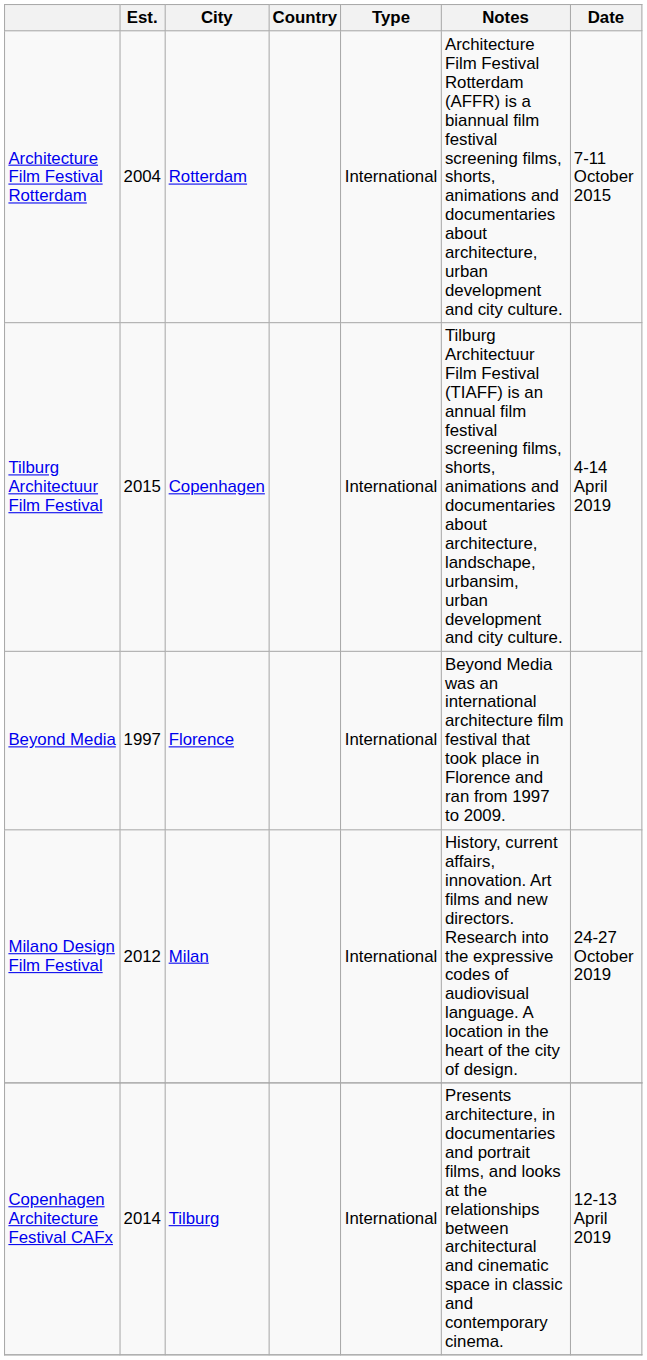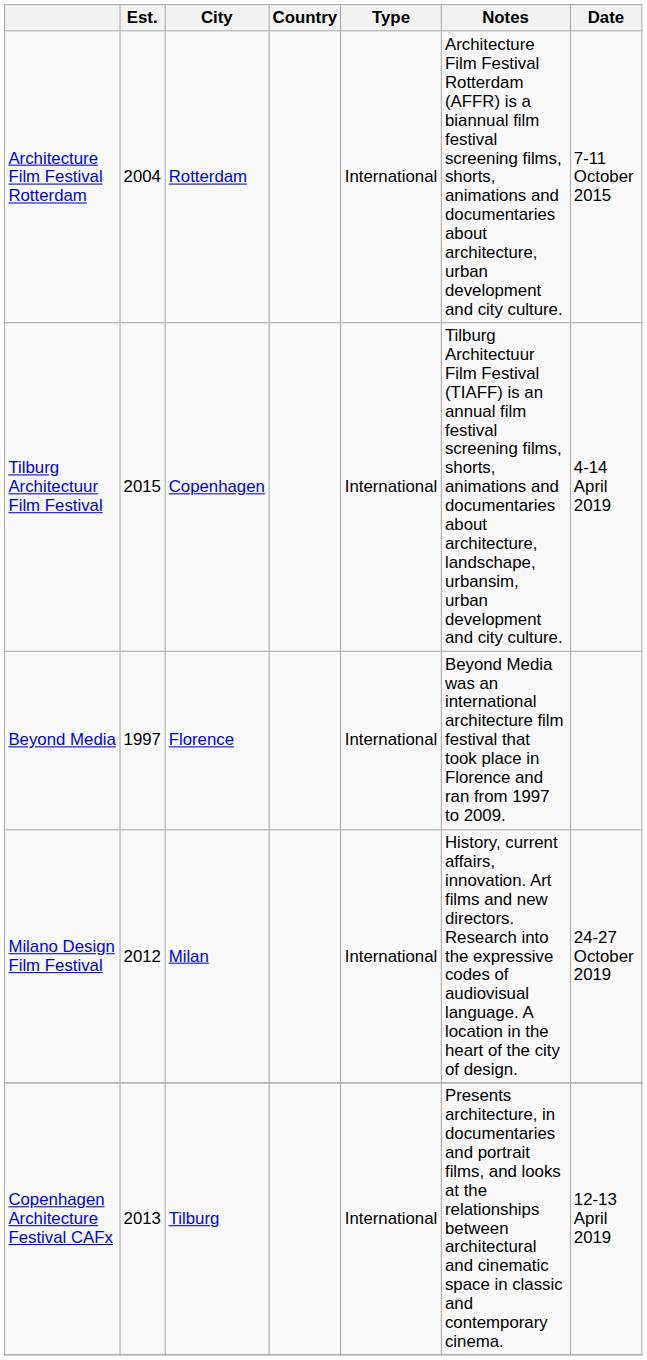(142, 1218) 2014 -> (142, 1218) 2013
